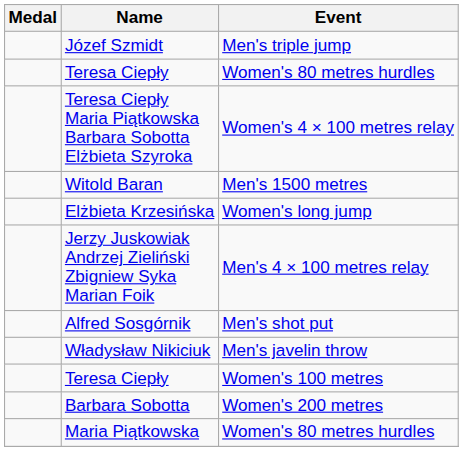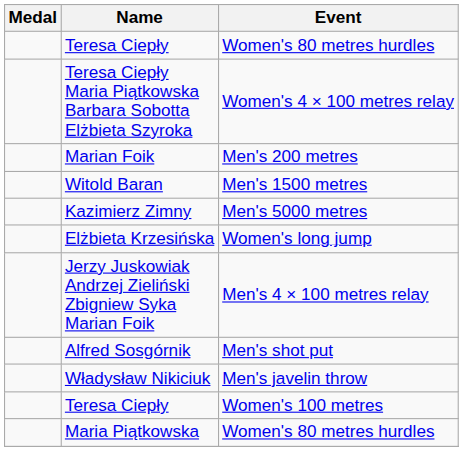- row: (114, 45)
+ row: (110, 157)
+ row: (128, 211)
- row: (127, 405)
